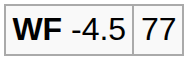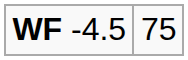(159, 29) 77 -> (159, 29) 75
